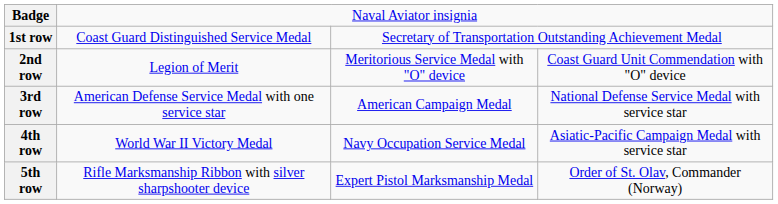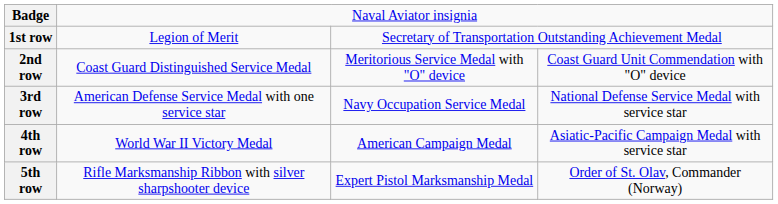(194, 37) Coast Guard Distinguished Service Medal -> (194, 37) Legion of Merit
(194, 67) Legion of Merit -> (194, 67) Coast Guard Distinguished Service Medal
(434, 105) American Campaign Medal -> (434, 105) Navy Occupation Service Medal
(434, 142) Navy Occupation Service Medal -> (434, 142) American Campaign Medal
